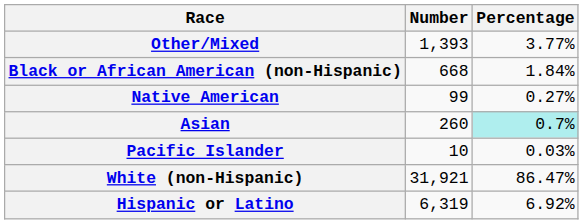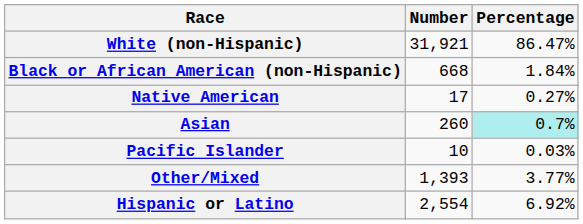rows swapped: (205, 178) <-> (205, 45)
(459, 98) 99 -> (459, 98) 17
(444, 205) 6,319 -> (444, 205) 2,554
